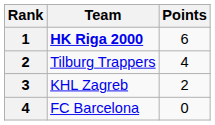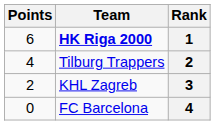columns swapped: (26, 16) <-> (185, 16)
